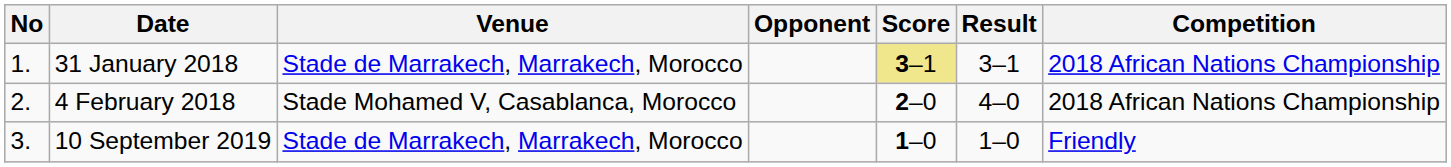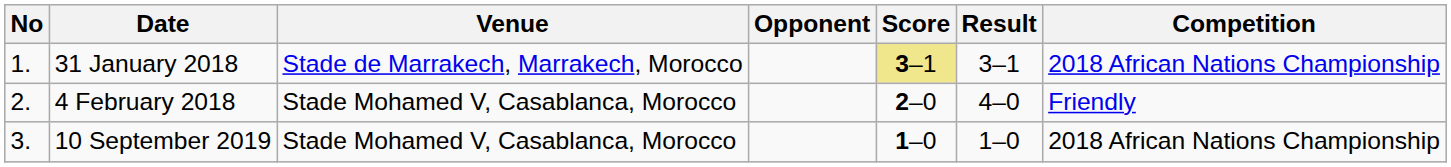(1244, 102) 2018 African Nations Championship -> (1092, 102) Friendly
(513, 141) Stade de Marrakech, Marrakech, Morocco -> (509, 141) Stade Mohamed V, Casablanca, Morocco
(1092, 141) Friendly -> (1244, 141) 2018 African Nations Championship
